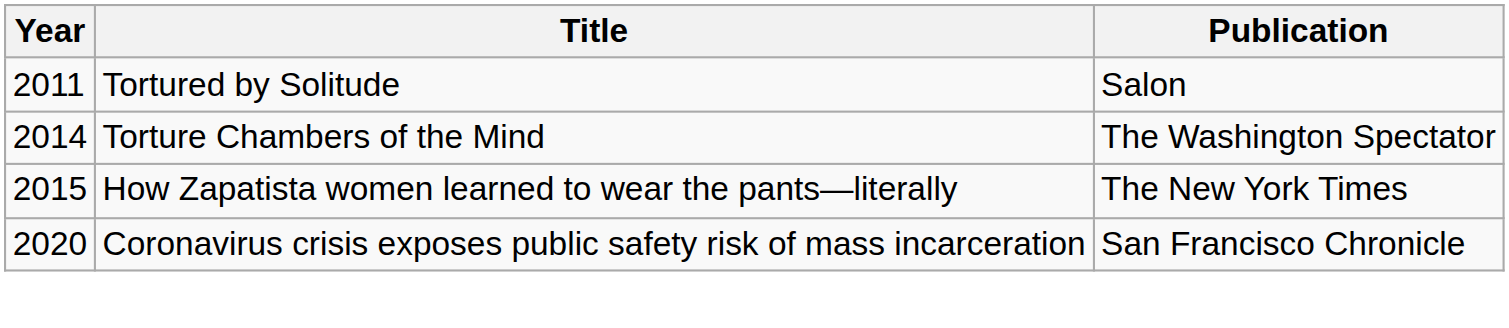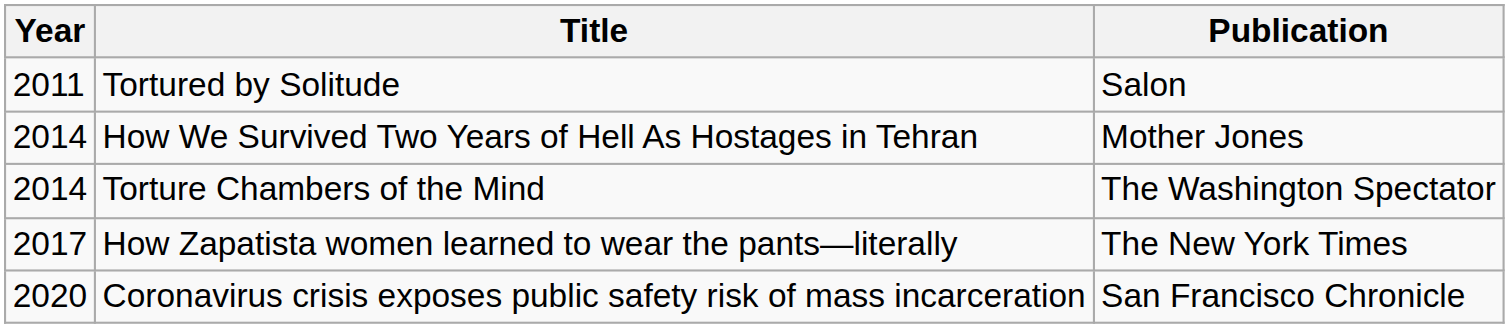+ row: (540, 137)
(50, 190) 2015 -> (50, 243) 2017
